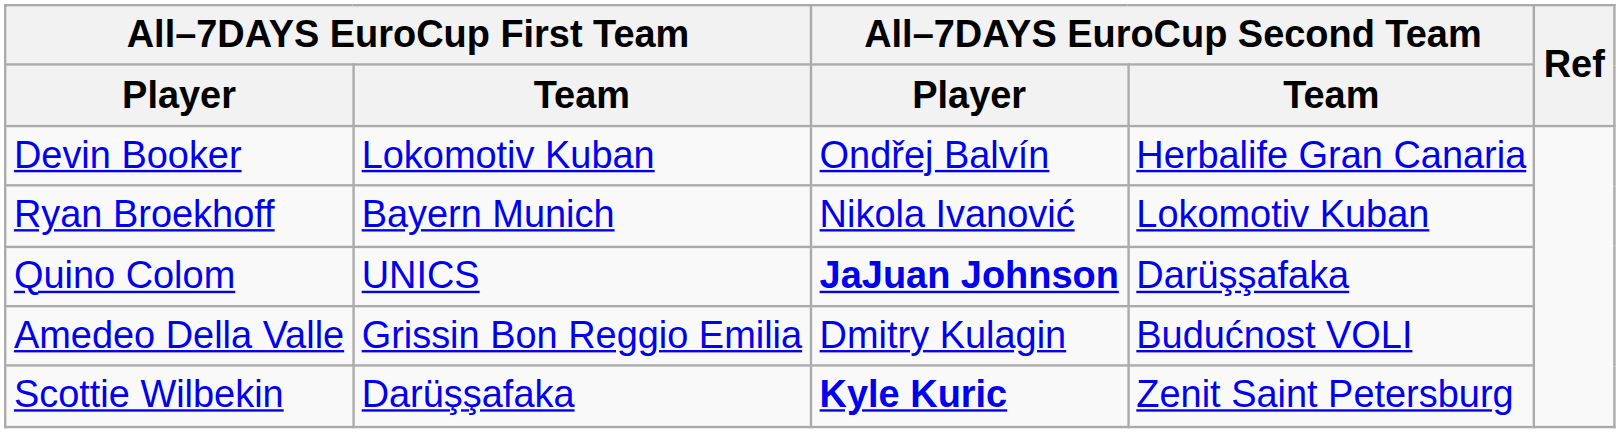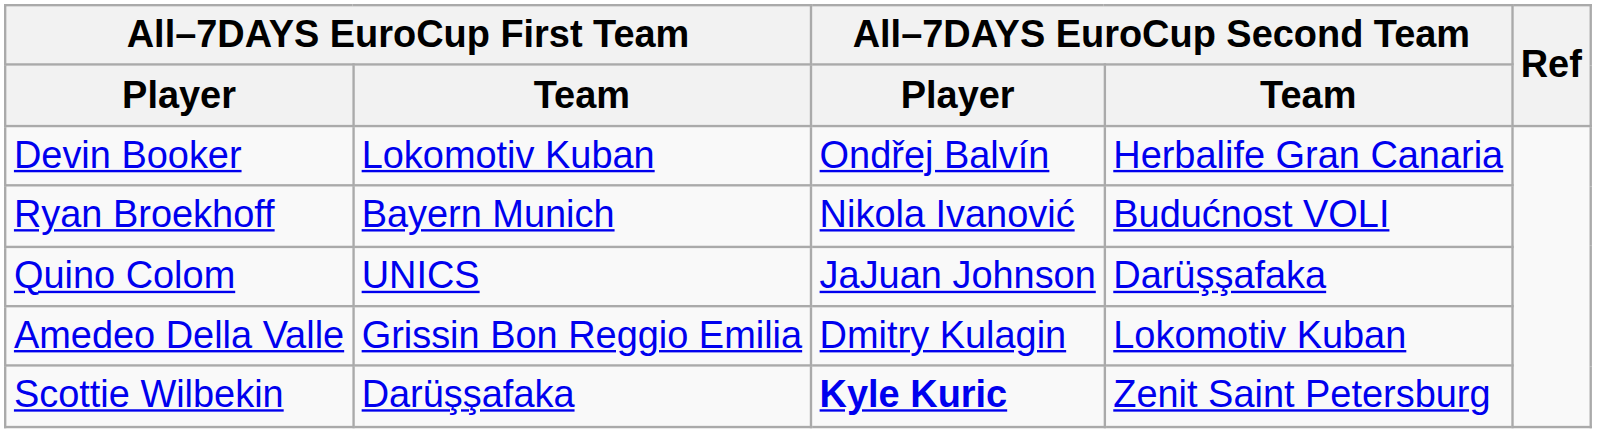(1283, 214) Lokomotiv Kuban -> (1251, 214) Budućnost VOLI
(969, 275) bold -> (958, 275) normal
(1274, 335) Budućnost VOLI -> (1260, 335) Lokomotiv Kuban
